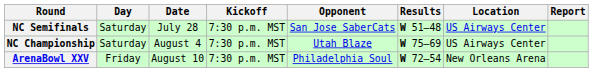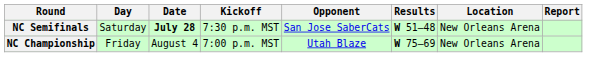(178, 28) normal -> (175, 28) bold
(496, 28) US Airways Center -> (490, 28) New Orleans Arena
(123, 44) Saturday -> (123, 44) Friday
(247, 44) 7:30 p.m. MST -> (241, 44) 7:00 p.m. MST
(496, 44) US Airways Center -> (490, 44) New Orleans Arena
- row: (51, 60)
